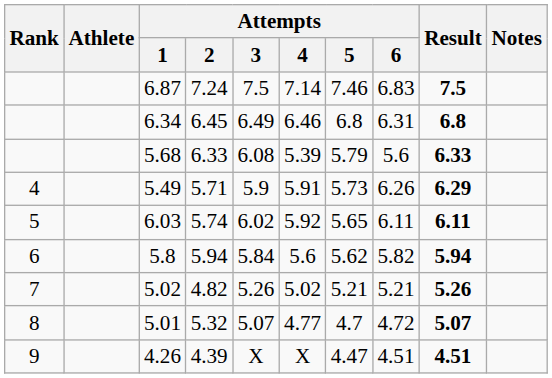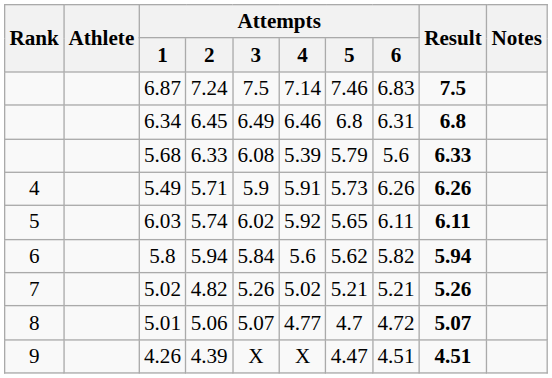(453, 188) 6.29 -> (453, 188) 6.26
(209, 322) 5.32 -> (209, 322) 5.06
